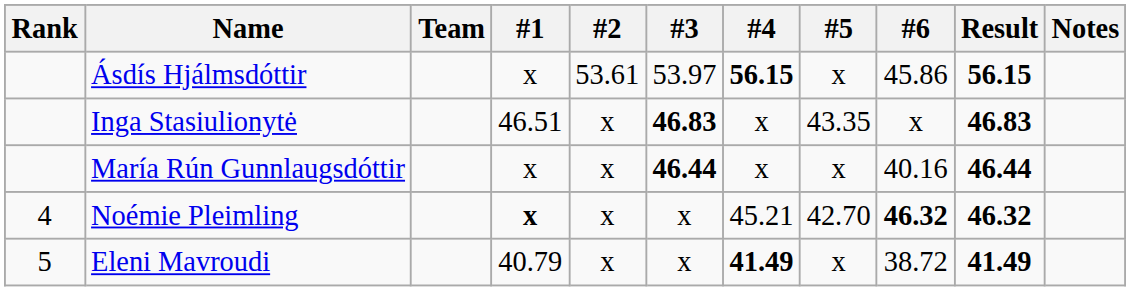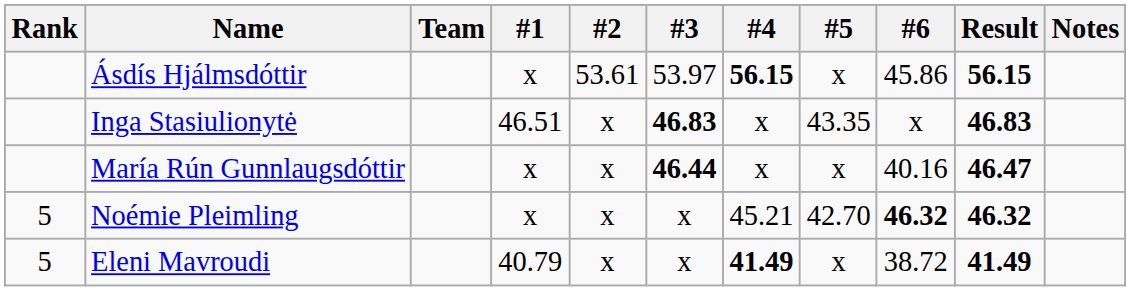(1000, 168) 46.44 -> (1000, 168) 46.47
(45, 215) 4 -> (45, 215) 5
(530, 215) bold -> (530, 215) normal
